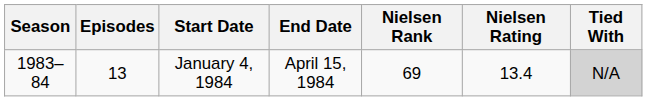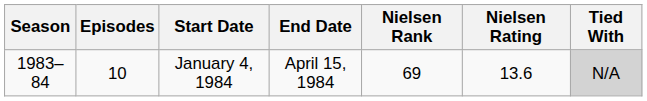(117, 72) 13 -> (117, 72) 10
(516, 72) 13.4 -> (516, 72) 13.6
